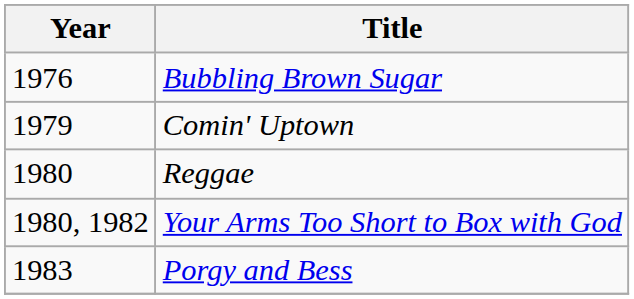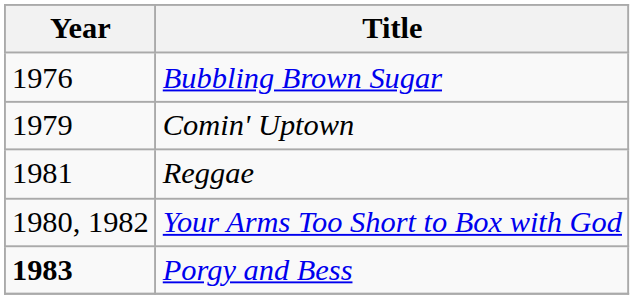(42, 173) 1980 -> (42, 173) 1981
(42, 269) normal -> (42, 269) bold
